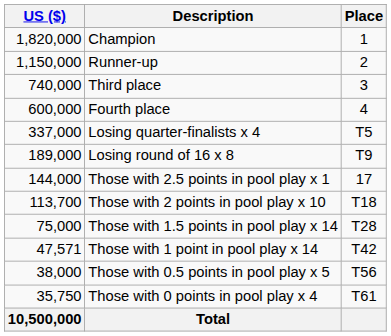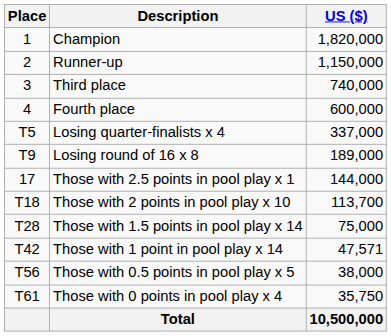columns swapped: (364, 16) <-> (45, 16)
